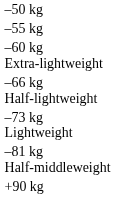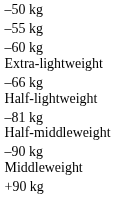- row: (39, 125)
+ row: (44, 160)
